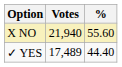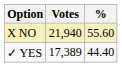(65, 52) 17,489 -> (65, 52) 17,389
